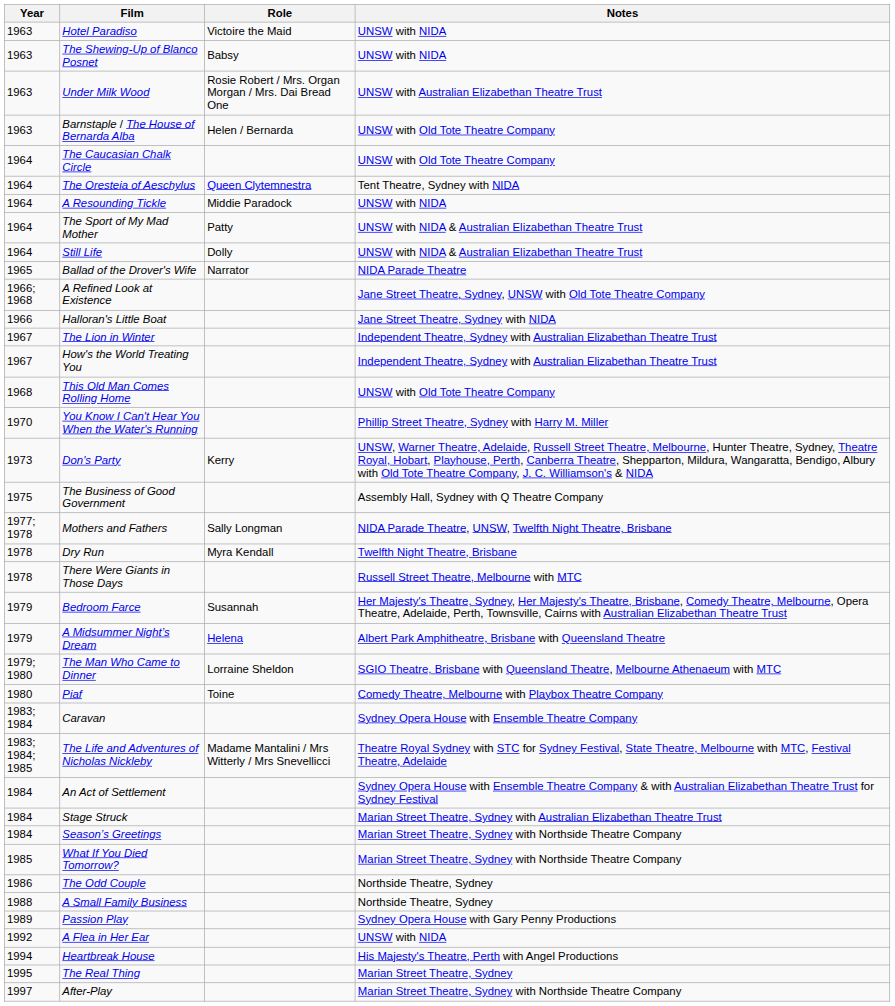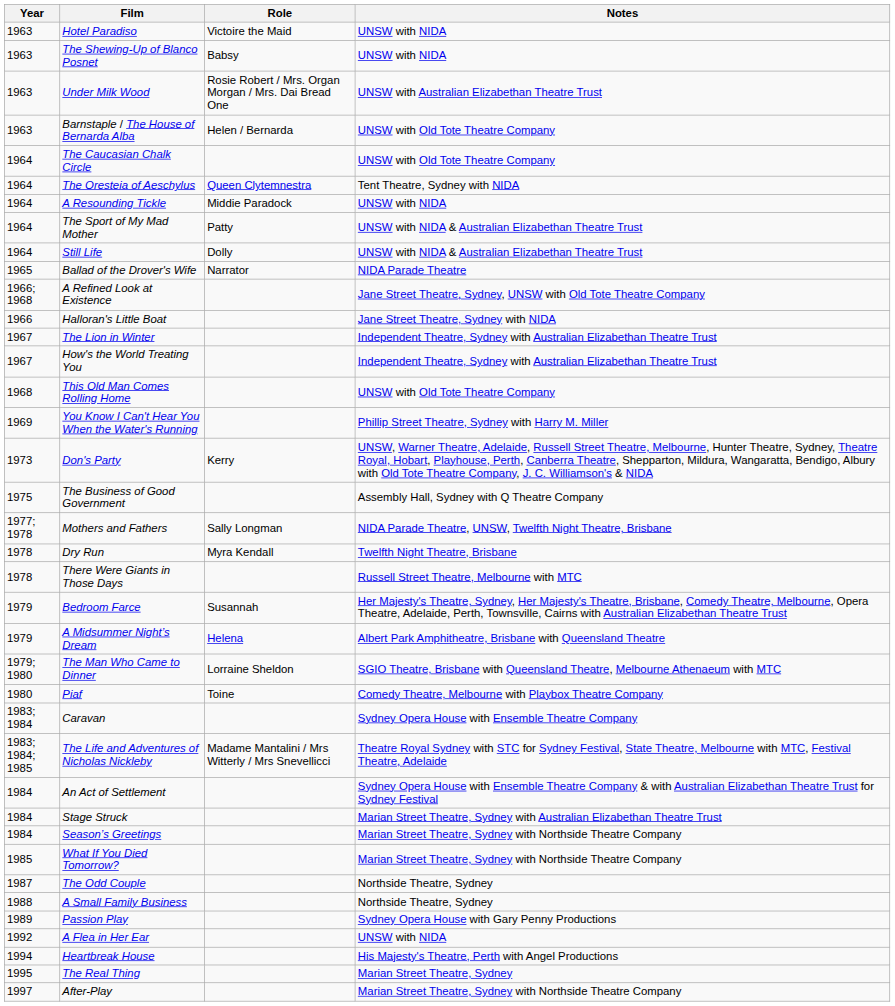(20, 423) 1970 -> (20, 423) 1969
(20, 883) 1986 -> (20, 883) 1987
